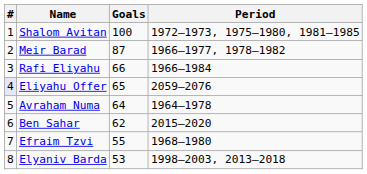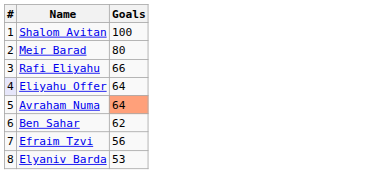- column: (255, 14)
(119, 50) 87 -> (119, 50) 80
(119, 86) 65 -> (119, 86) 64
(119, 105) no background -> (119, 105) lightsalmon background
(119, 141) 55 -> (119, 141) 56
